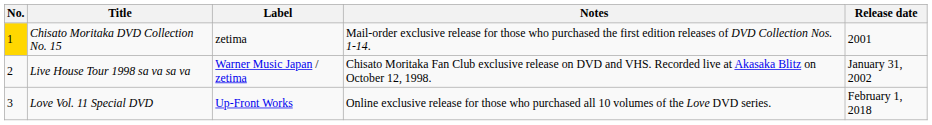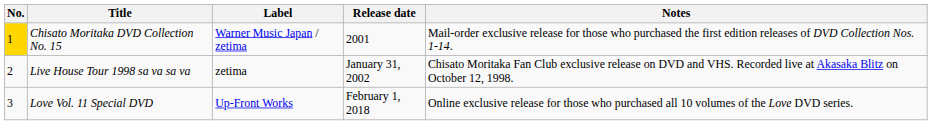columns swapped: (886, 13) <-> (594, 13)
(231, 39) zetima -> (267, 39) Warner Music Japan / zetima
(267, 71) Warner Music Japan / zetima -> (231, 71) zetima
